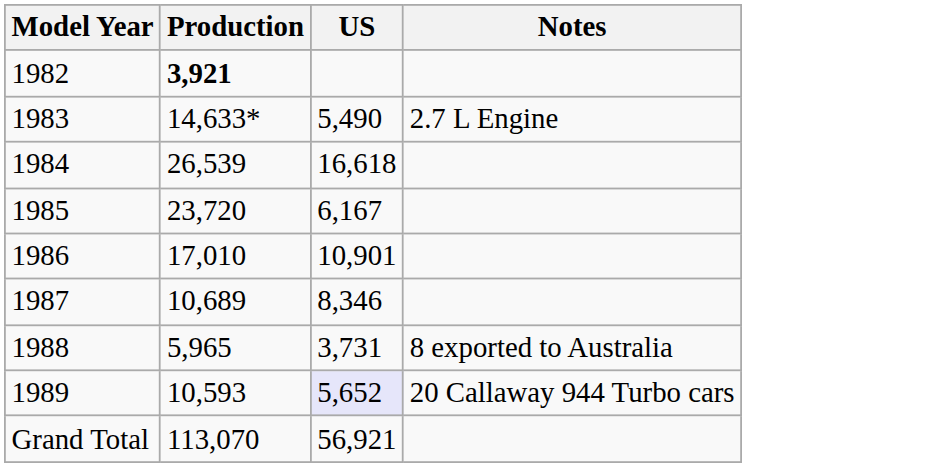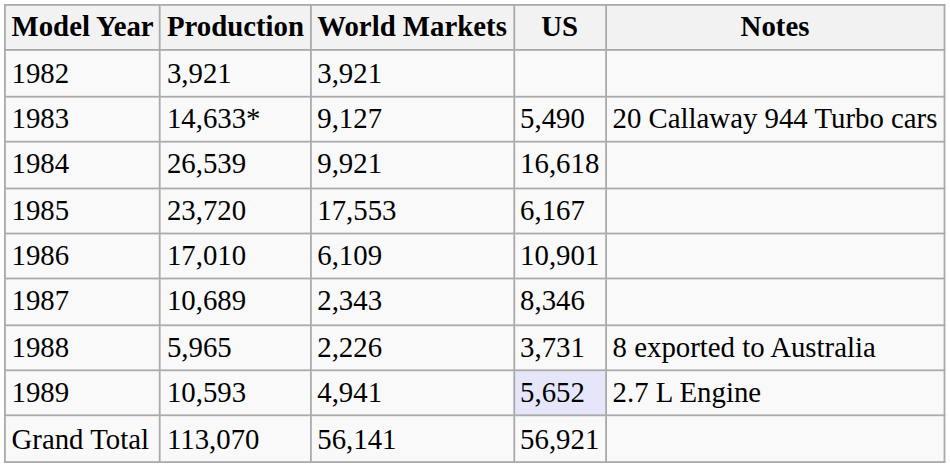+ column: (412, 27)
(199, 73) bold -> (199, 73) normal
(484, 118) 2.7 L Engine -> (775, 118) 20 Callaway 944 Turbo cars
(572, 392) 20 Callaway 944 Turbo cars -> (687, 392) 2.7 L Engine
